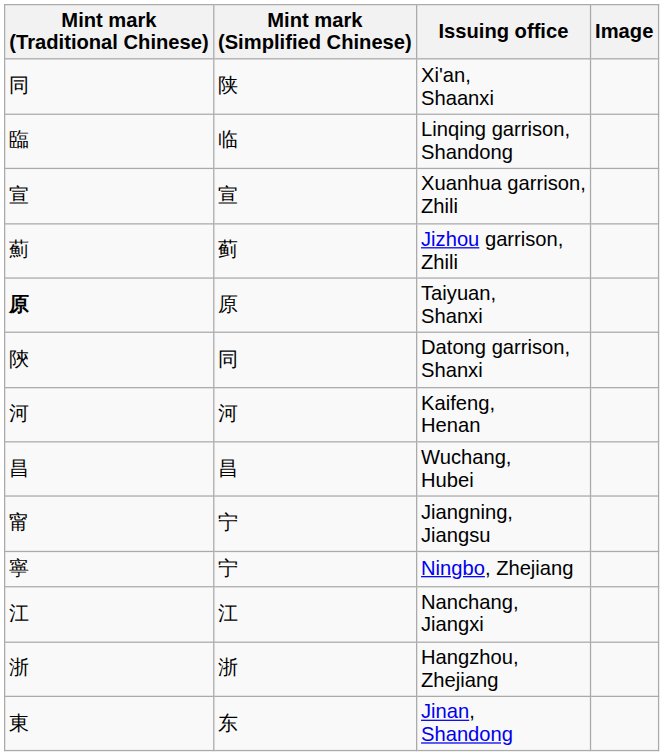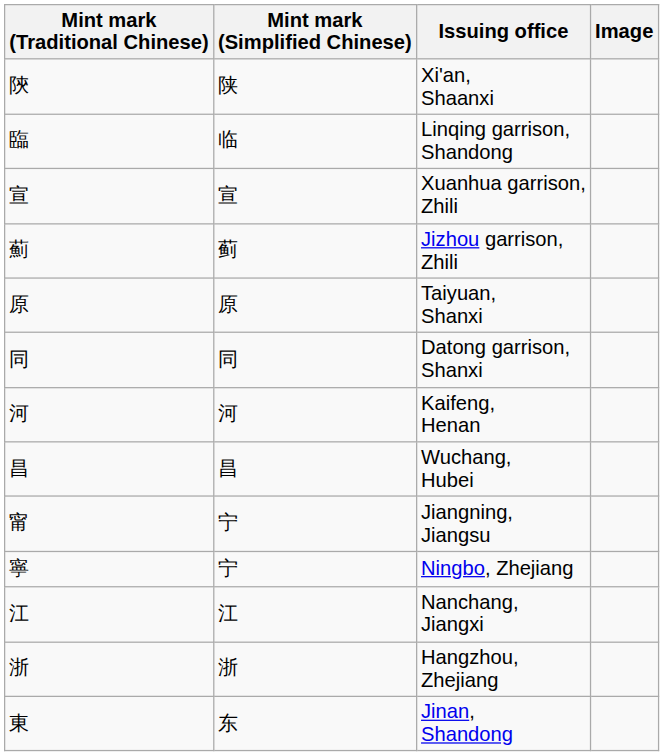(19, 85) 同 -> (19, 85) 陝
(19, 304) bold -> (19, 304) normal
(19, 359) 陝 -> (19, 359) 同
